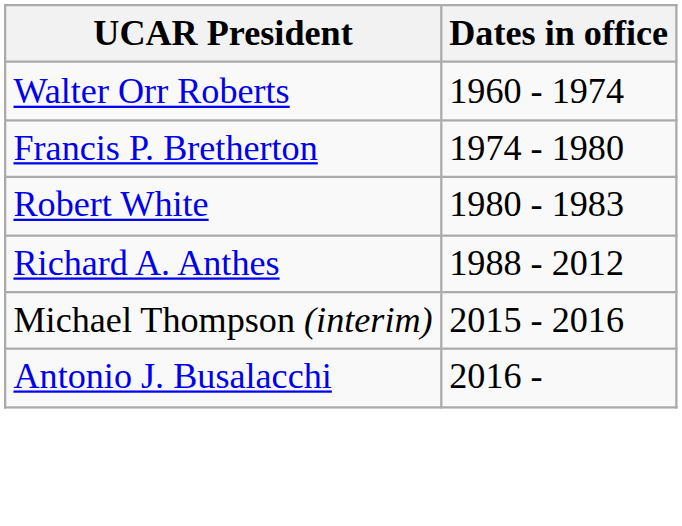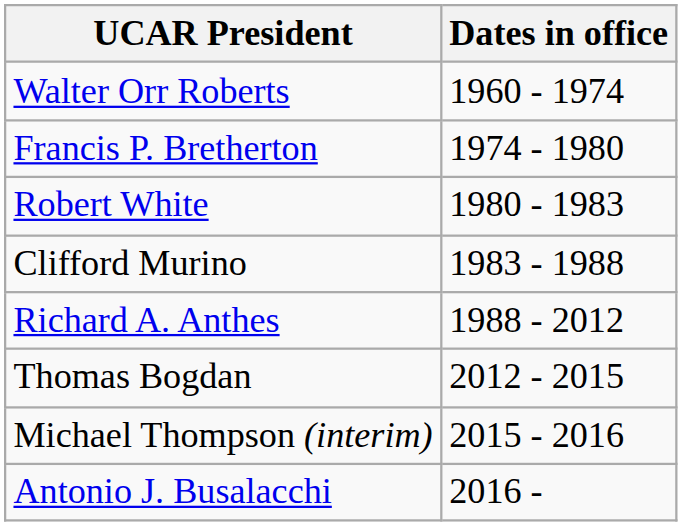+ row: (130, 262)
+ row: (132, 377)
